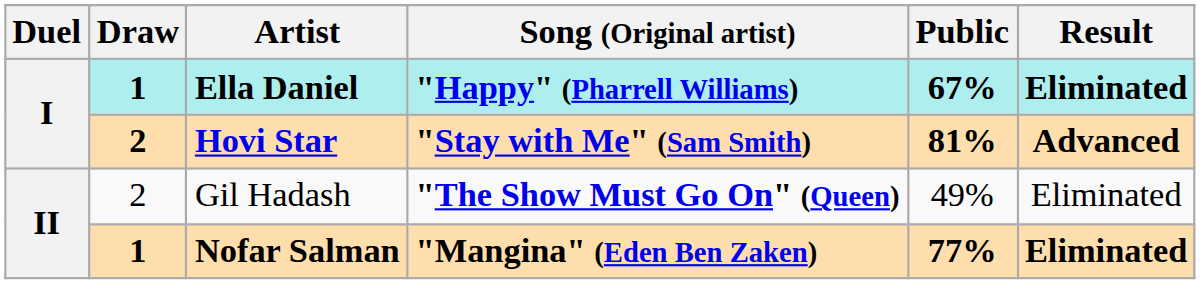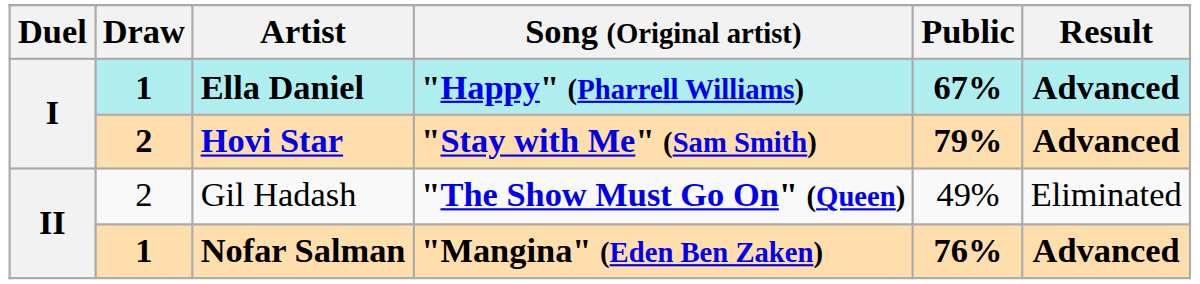(1106, 86) Eliminated -> (1106, 86) Advanced
(962, 140) 81% -> (968, 140) 79%
(962, 250) 77% -> (968, 250) 76%
(1106, 250) Eliminated -> (1106, 250) Advanced
